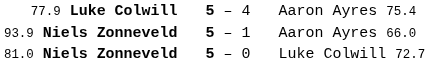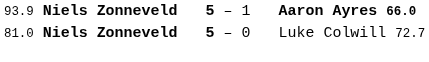- row: (104, 11)
(347, 33) normal -> (347, 11) bold
